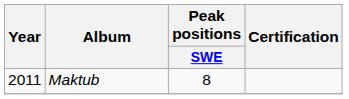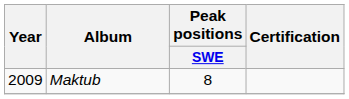(25, 80) 2011 -> (25, 80) 2009
